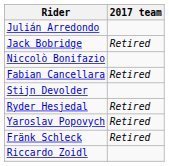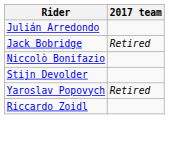- row: (56, 75)
- row: (47, 106)
- row: (44, 138)
